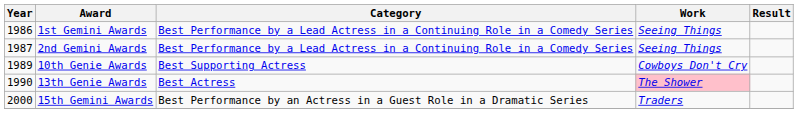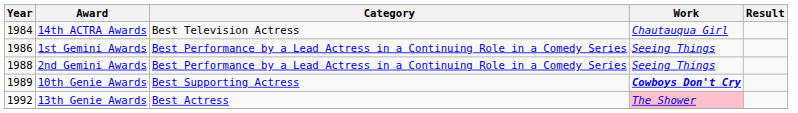+ row: (92, 30)
(20, 48) 1987 -> (20, 65) 1988
(693, 65) normal -> (686, 83) bold
(20, 83) 1990 -> (20, 100) 1992
- row: (95, 100)
